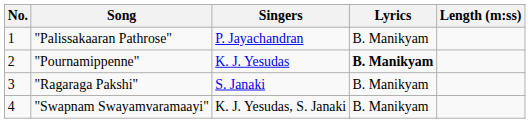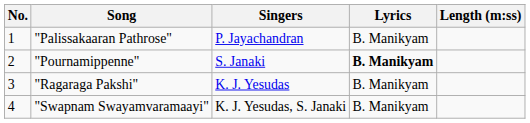(252, 61) K. J. Yesudas -> (240, 61) S. Janaki
(240, 84) S. Janaki -> (252, 84) K. J. Yesudas
